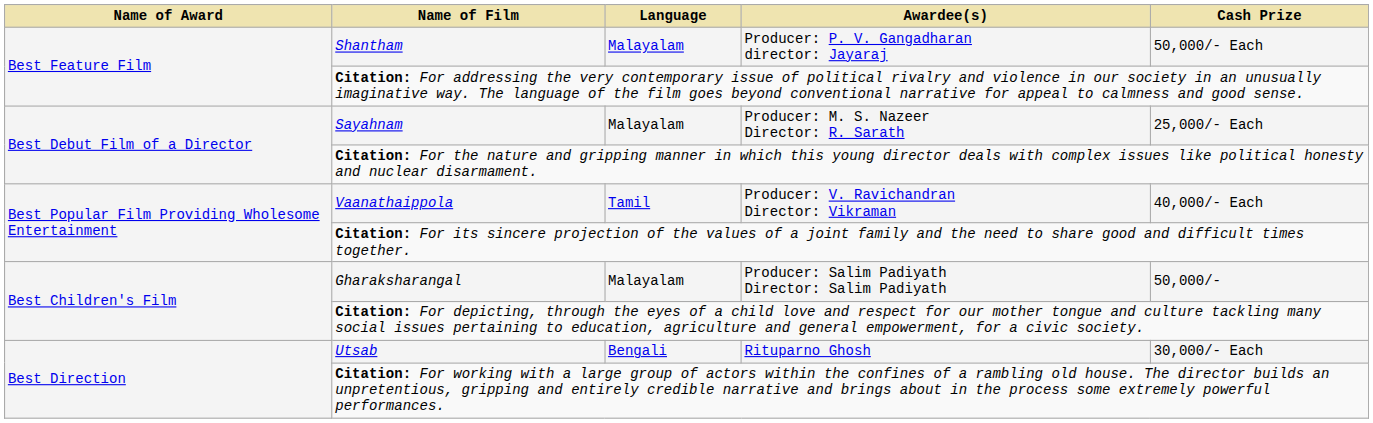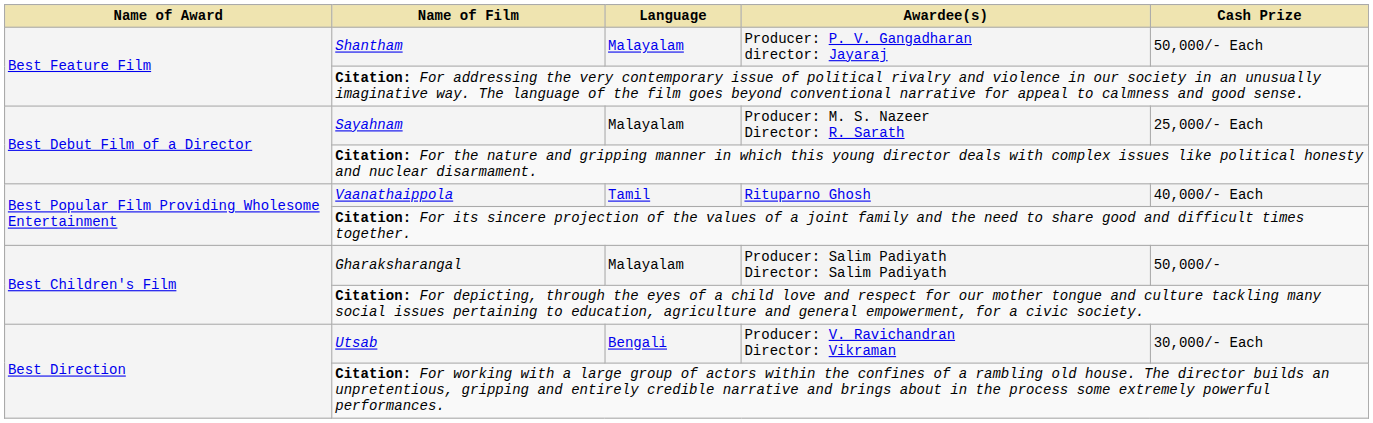(850, 203) Producer: V. Ravichandran Director: Vikraman -> (808, 195) Rituparno Ghosh
(808, 352) Rituparno Ghosh -> (850, 343) Producer: V. Ravichandran Director: Vikraman
